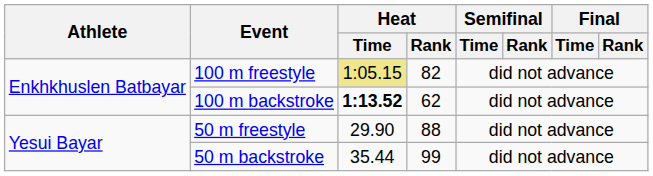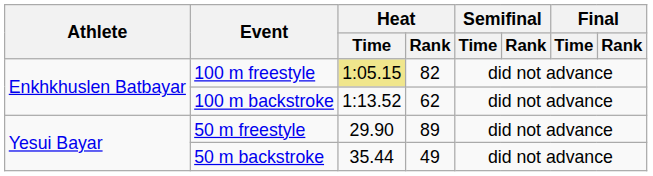(372, 101) bold -> (372, 101) normal
(431, 129) 88 -> (430, 129) 89
(431, 157) 99 -> (430, 157) 49
